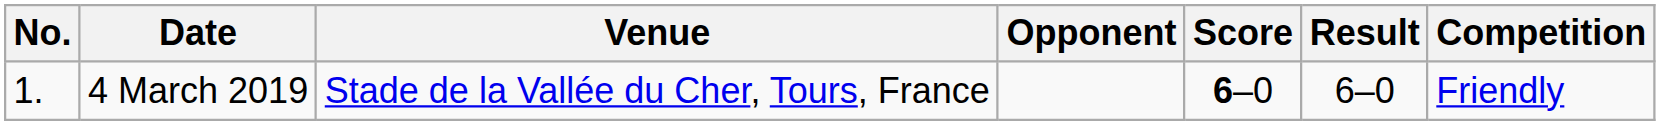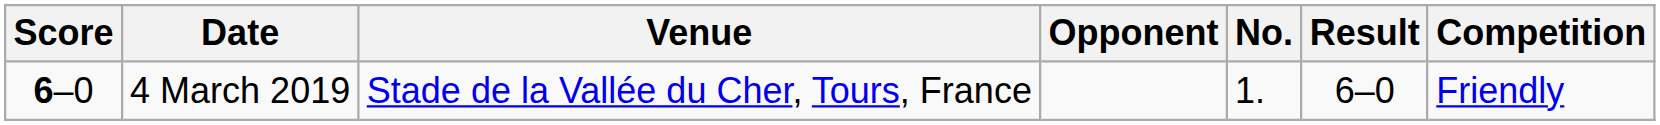columns swapped: (42, 33) <-> (1243, 33)
